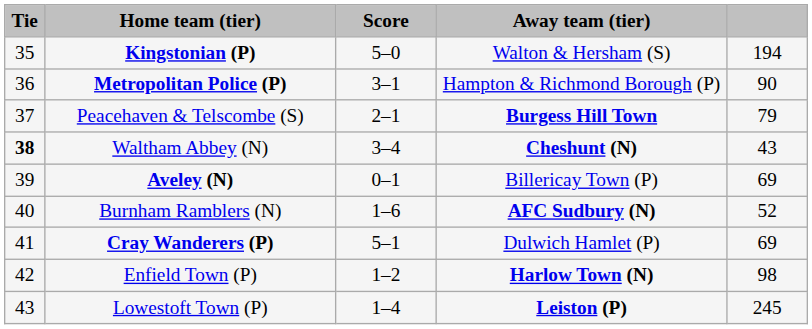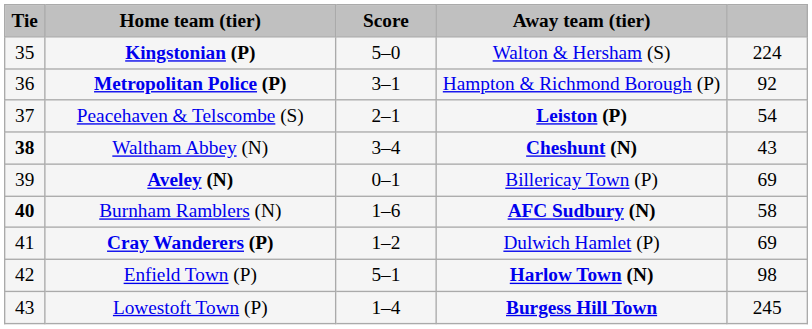(767, 52) 194 -> (767, 52) 224
(767, 84) 90 -> (767, 84) 92
(582, 116) Burgess Hill Town -> (582, 116) Leiston (P)
(767, 116) 79 -> (767, 116) 54
(25, 211) normal -> (25, 211) bold
(767, 211) 52 -> (767, 211) 58
(386, 243) 5–1 -> (386, 243) 1–2
(386, 275) 1–2 -> (386, 275) 5–1
(582, 307) Leiston (P) -> (582, 307) Burgess Hill Town
